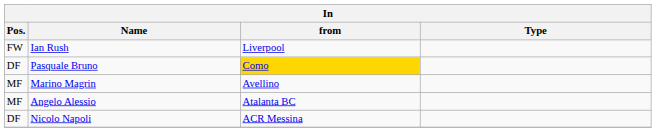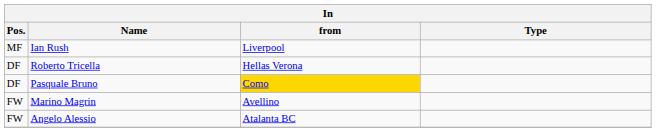(15, 48) FW -> (15, 48) MF
+ row: (65, 66)
(15, 83) MF -> (15, 101) FW
(15, 101) MF -> (15, 119) FW
- row: (61, 119)
